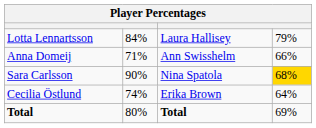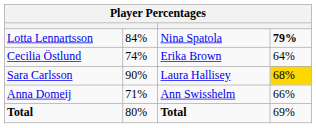(196, 38) Laura Hallisey -> (191, 38) Nina Spatola
(286, 38) normal -> (285, 38) bold
rows swapped: (39, 56) <-> (44, 94)
(191, 75) Nina Spatola -> (196, 75) Laura Hallisey
